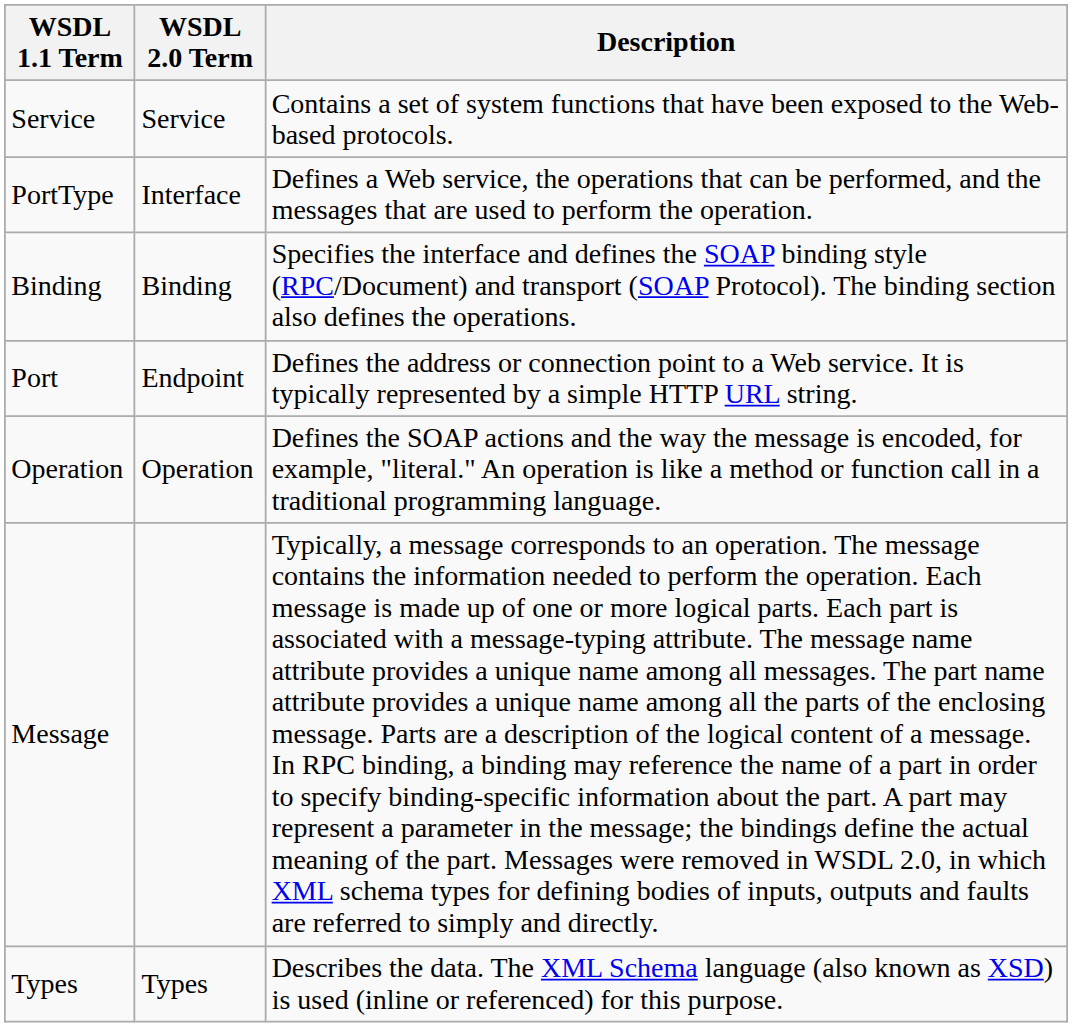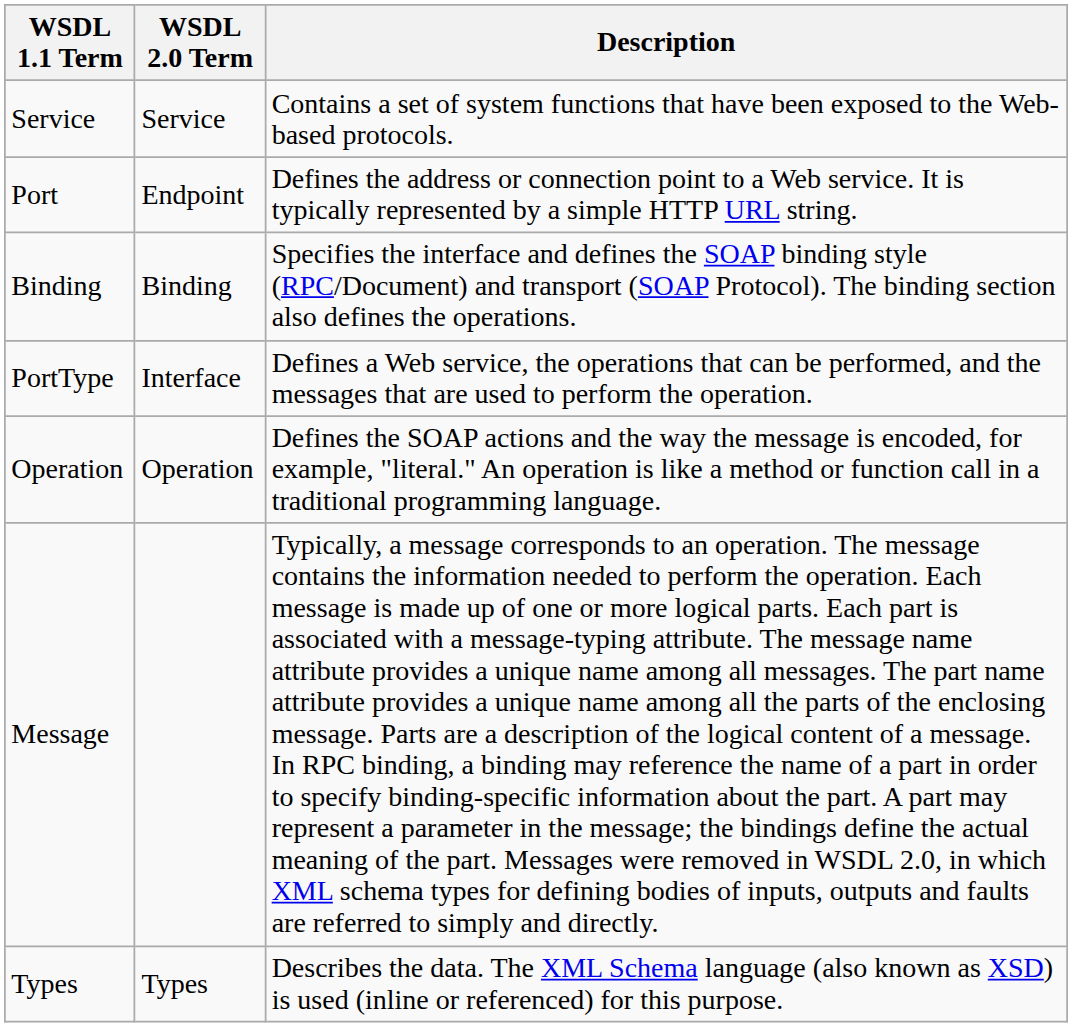rows swapped: (35, 377) <-> (62, 194)
